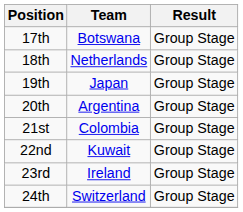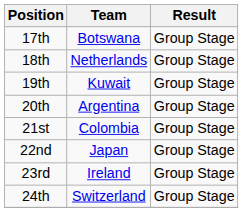(109, 83) Japan -> (109, 83) Kuwait
(109, 151) Kuwait -> (109, 151) Japan
